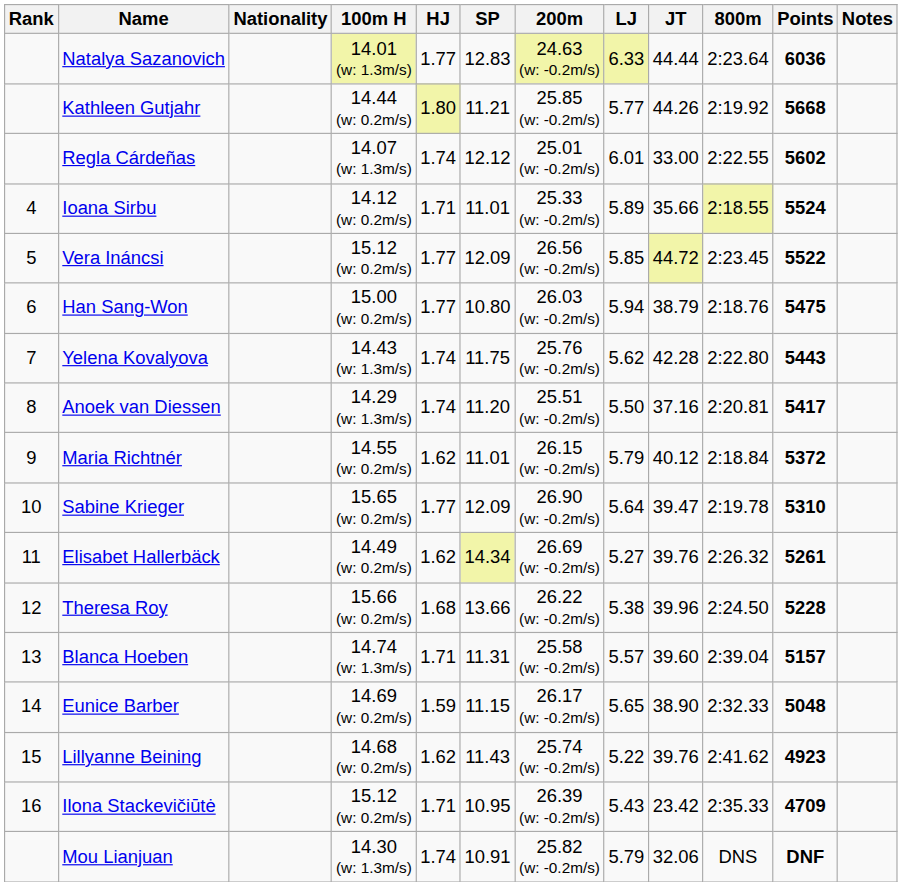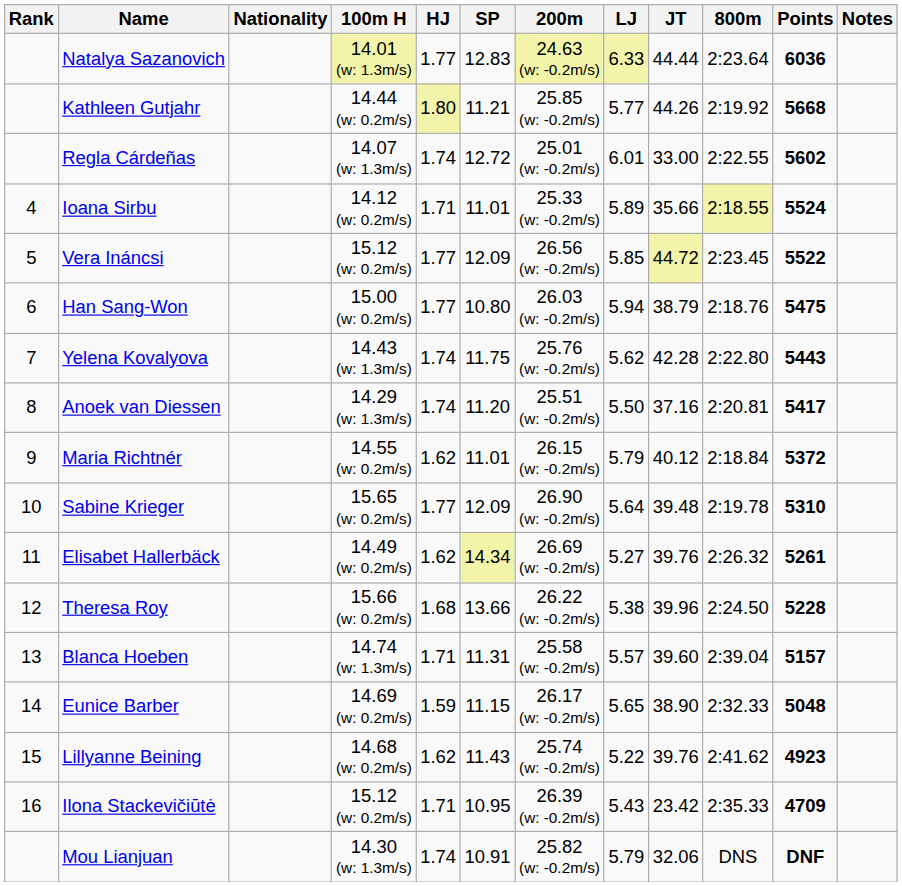(488, 158) 12.12 -> (488, 158) 12.72
(676, 507) 39.47 -> (676, 507) 39.48
